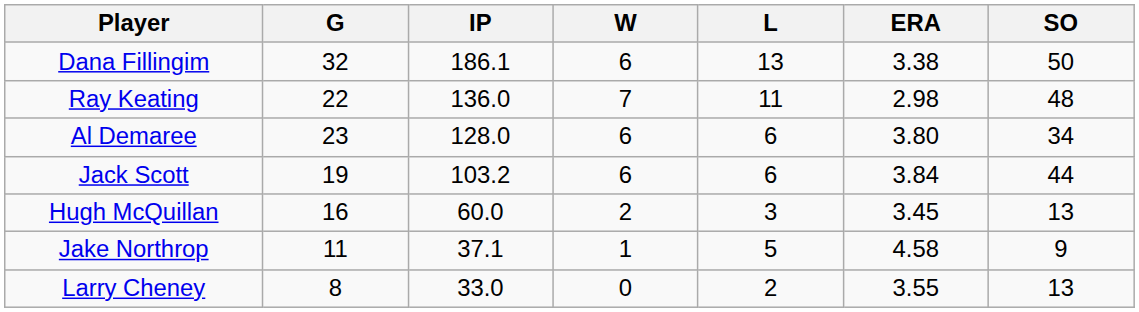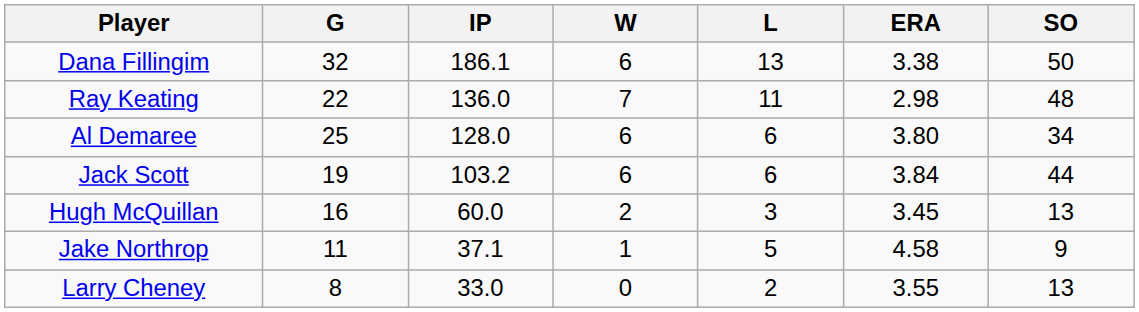(335, 136) 23 -> (335, 136) 25
